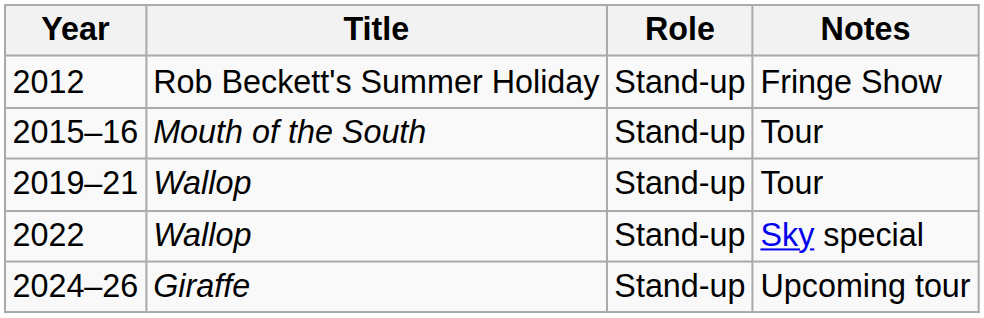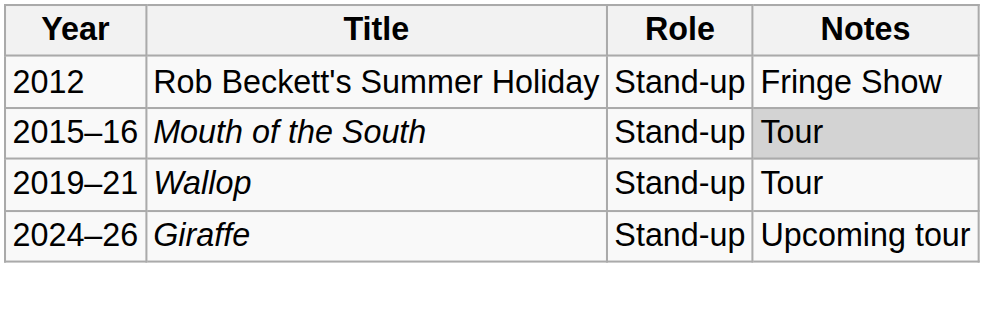(792, 132) no background -> (792, 132) lightgrey background
- row: (48, 235)
